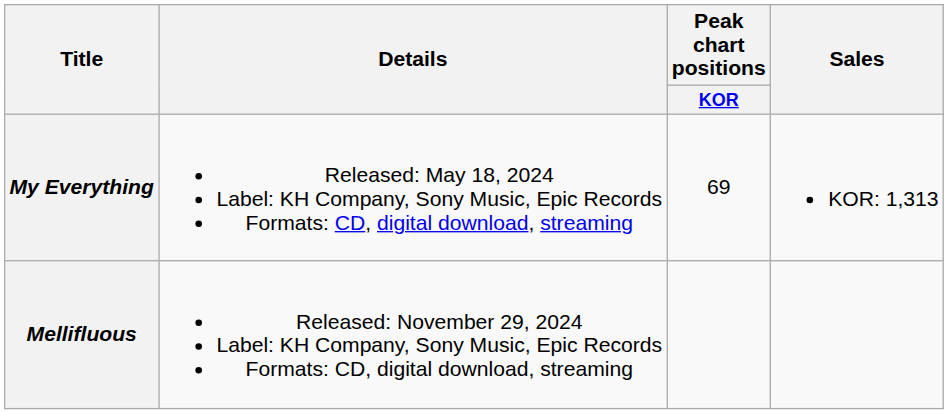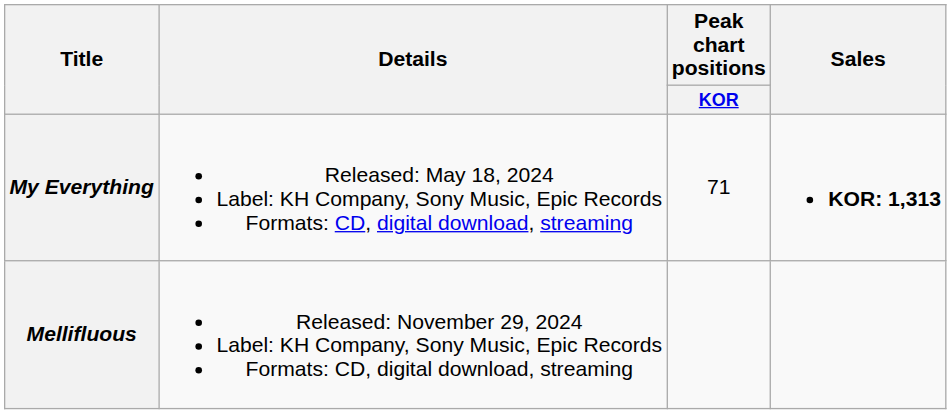(719, 187) 69 -> (719, 187) 71
(857, 199) normal -> (858, 199) bold
